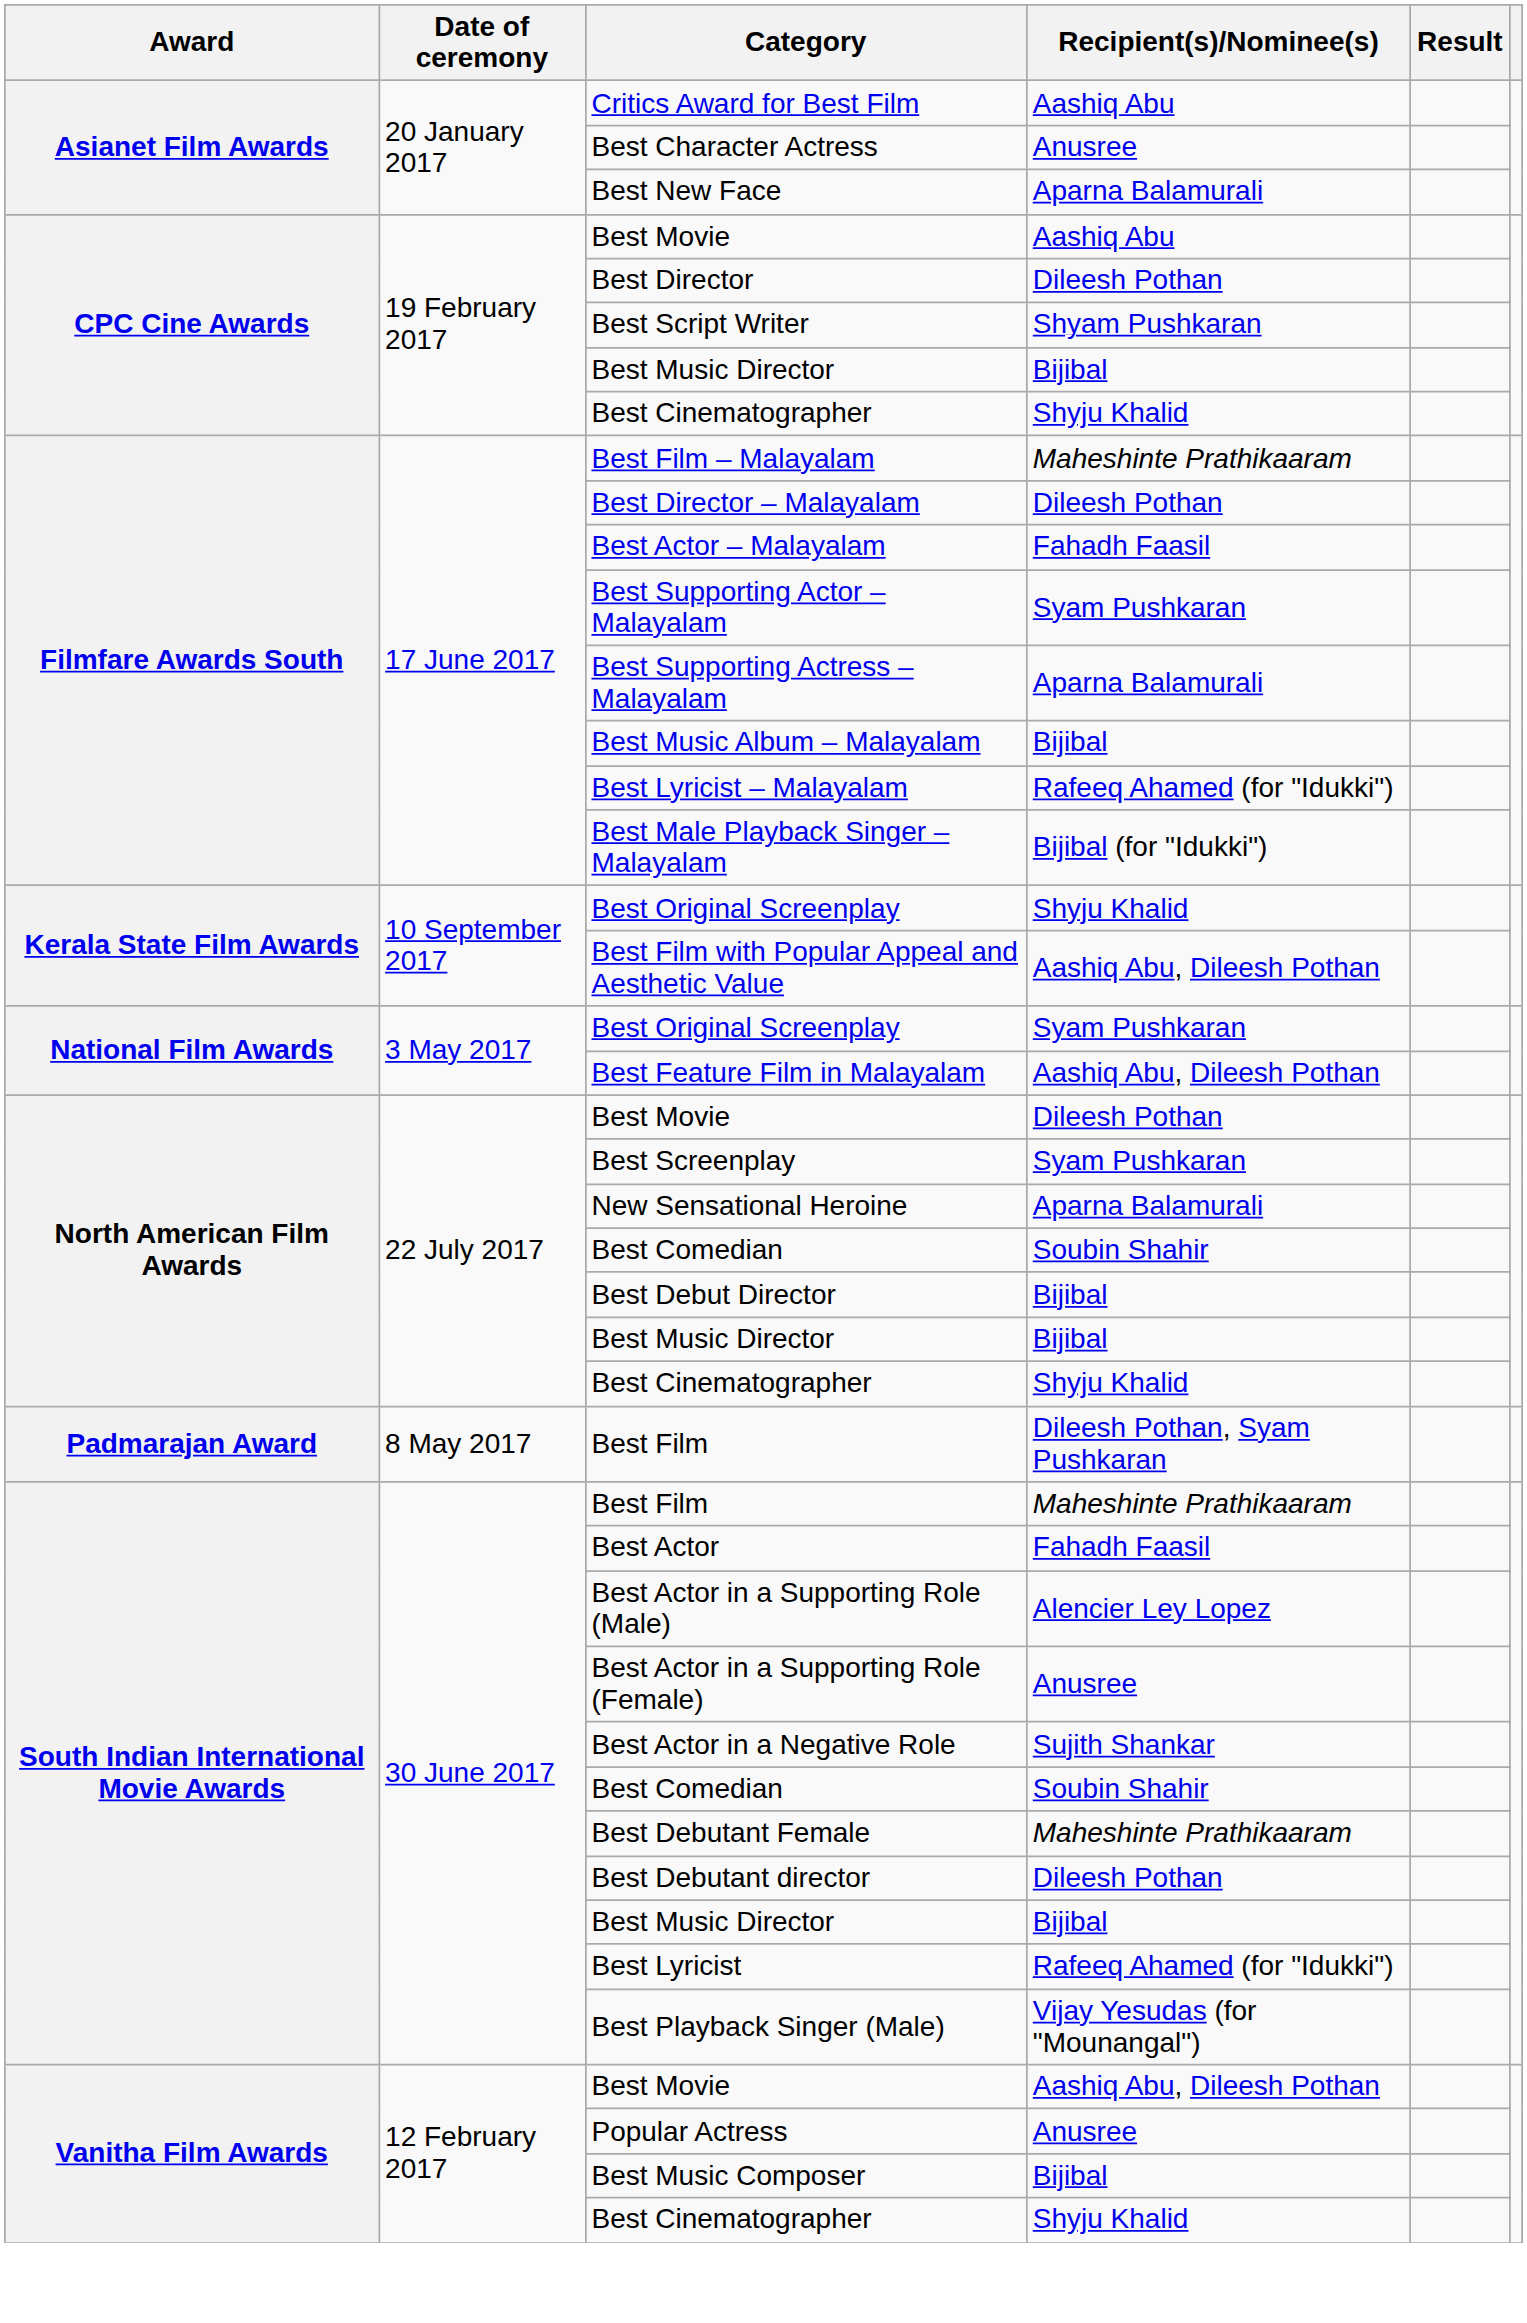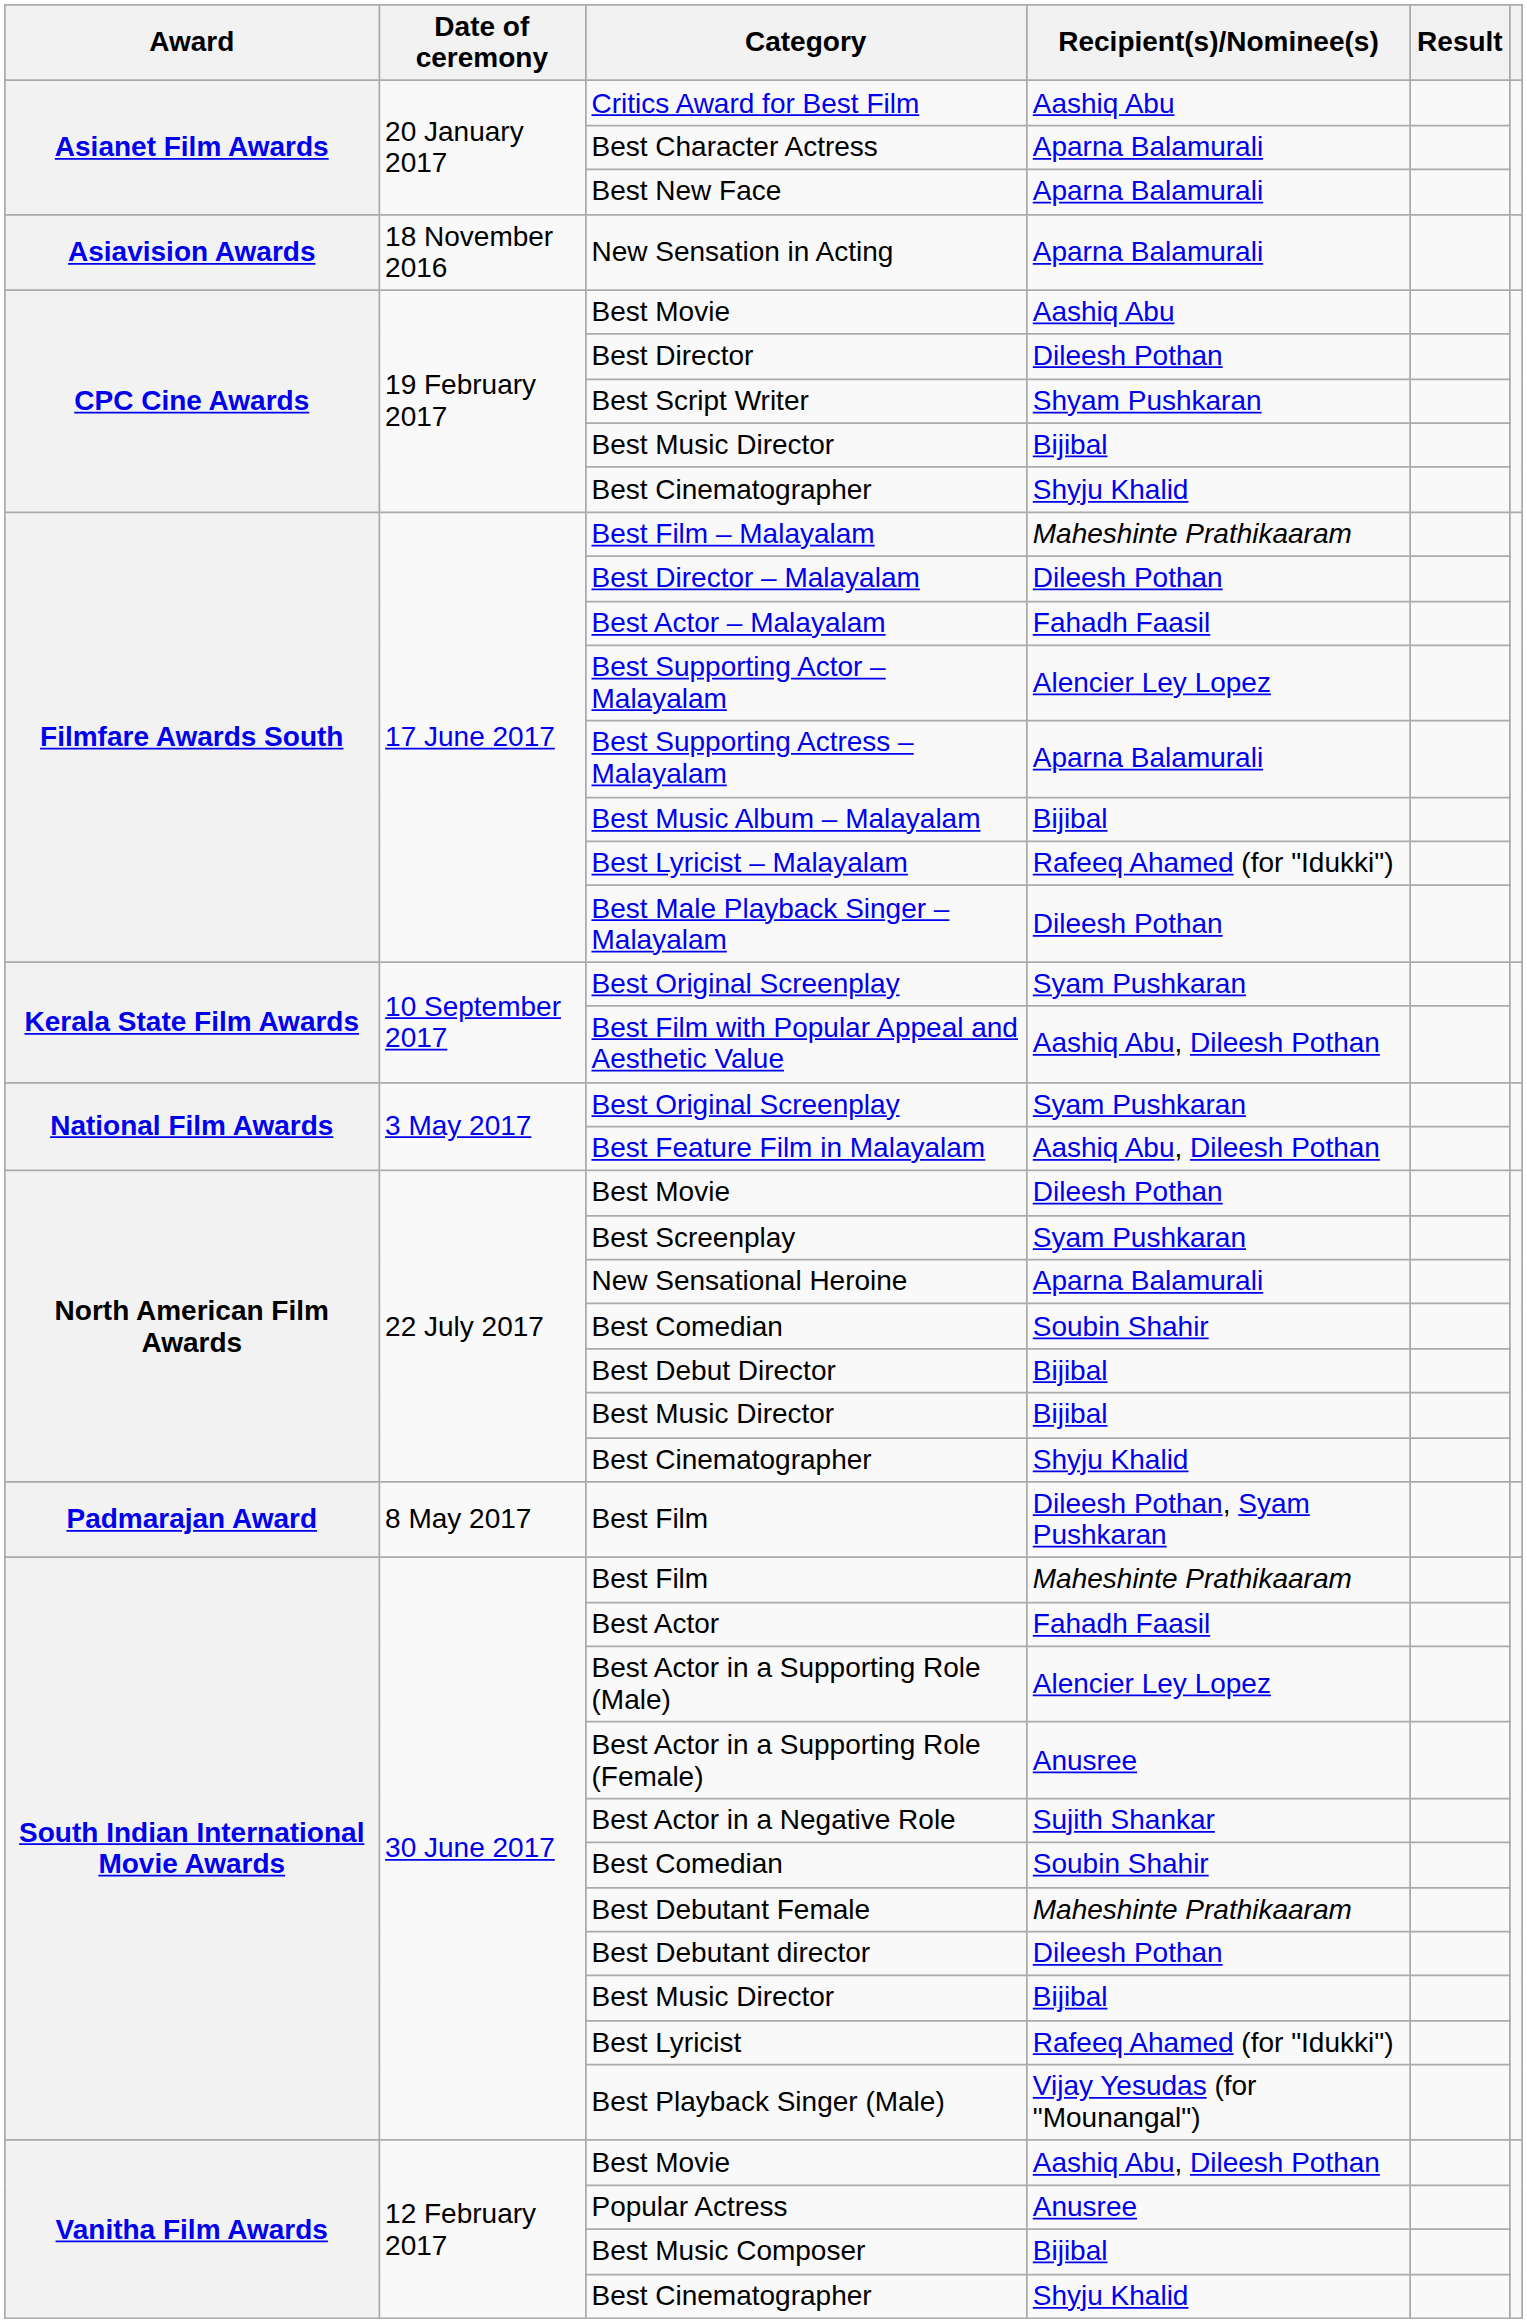(1085, 147) Anusree -> (1148, 147) Aparna Balamurali
+ row: (192, 251)
(1139, 606) Syam Pushkaran -> (1152, 682) Alencier Ley Lopez
(1150, 847) Bijibal (for "Idukki") -> (1128, 923) Dileesh Pothan
(1111, 907) Shyju Khalid -> (1139, 983) Syam Pushkaran
